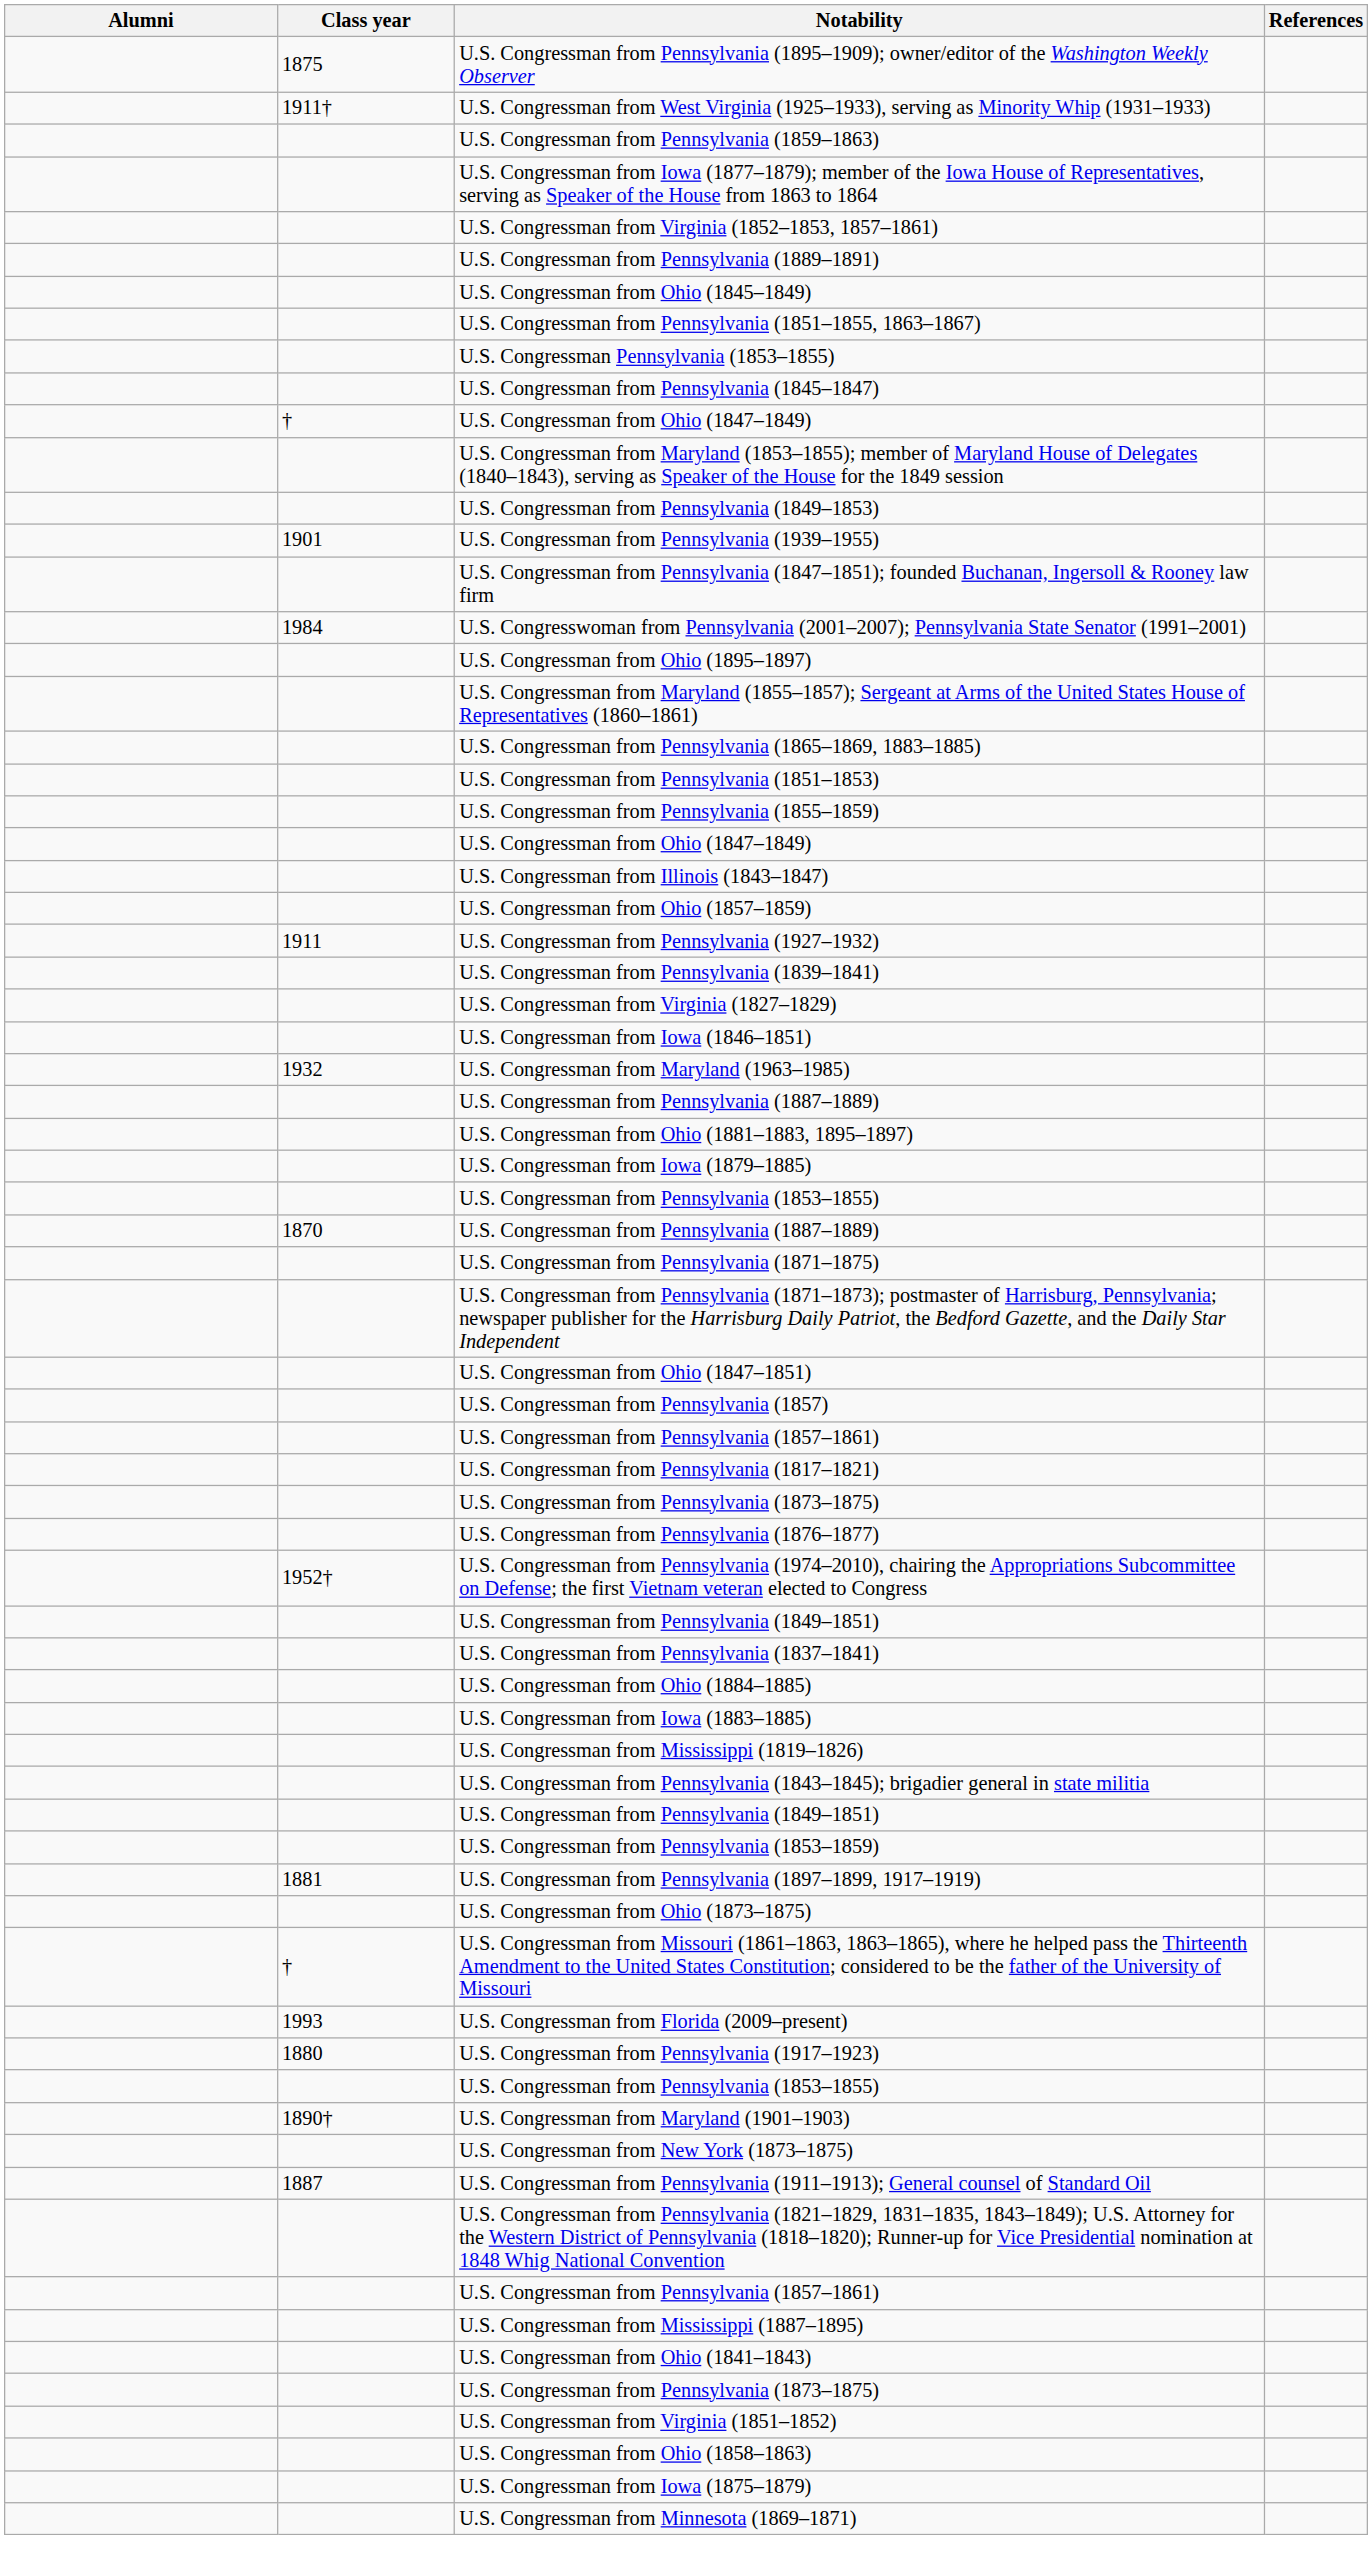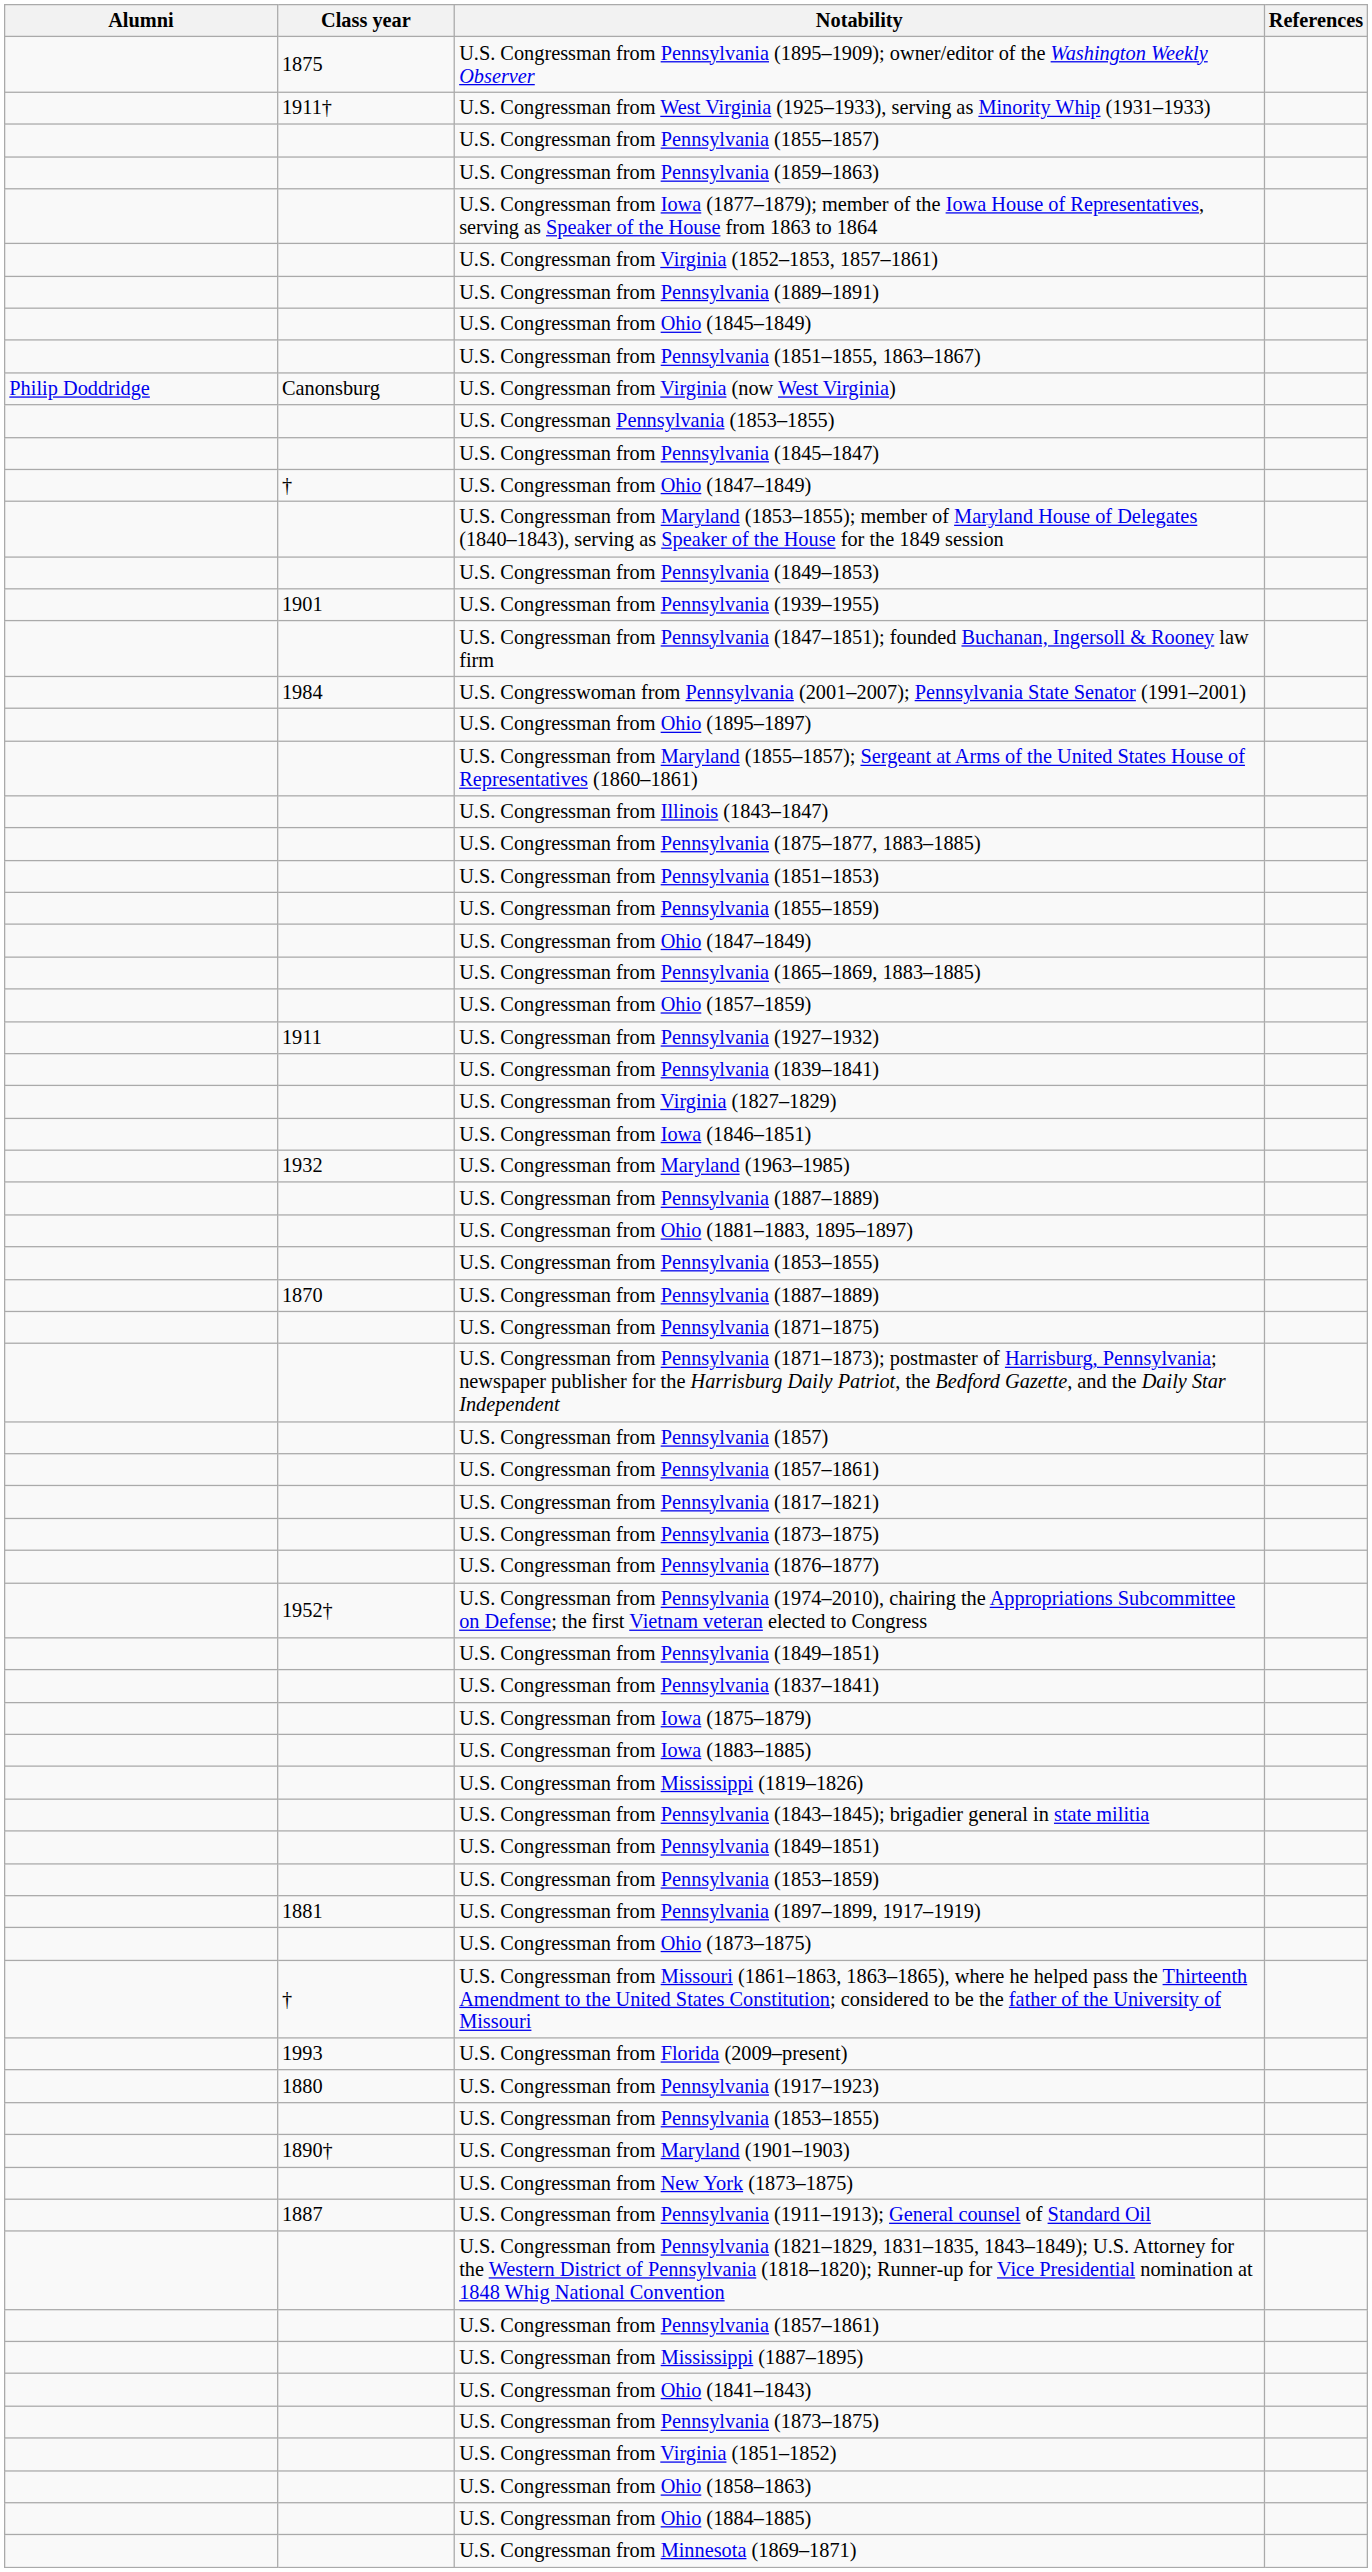+ row: (366, 140)
+ row: (331, 388)
rows swapped: (366, 876) <-> (366, 747)
+ row: (366, 844)
- row: (366, 1166)
- row: (366, 1373)
rows swapped: (366, 2486) <-> (366, 1686)
